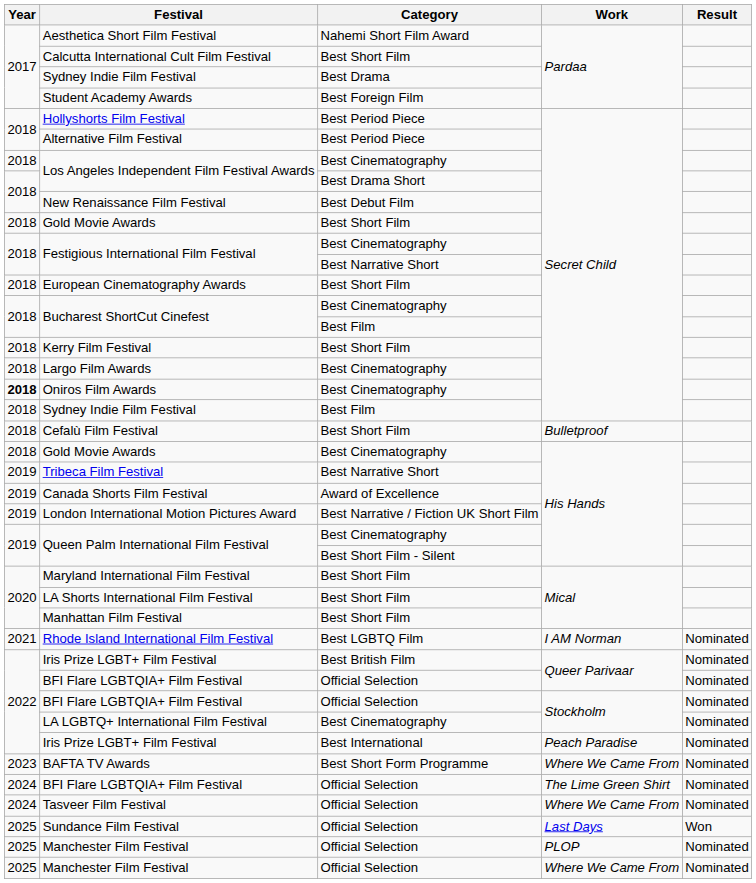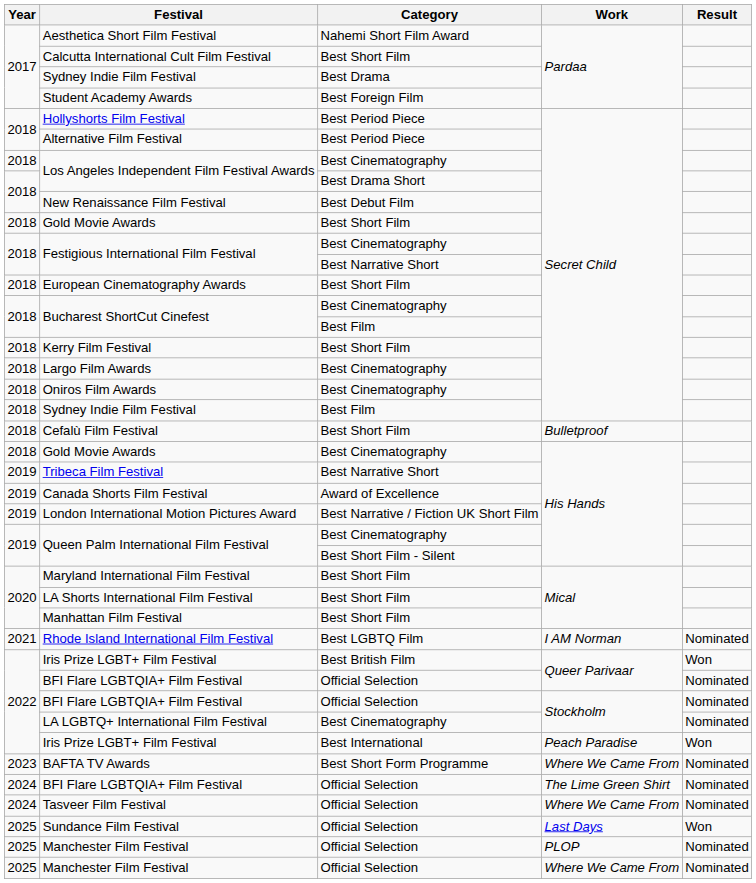(22, 389) bold -> (22, 389) normal
(717, 659) Nominated -> (699, 659) Won
(717, 743) Nominated -> (699, 743) Won
